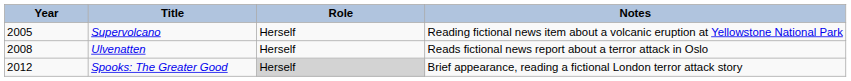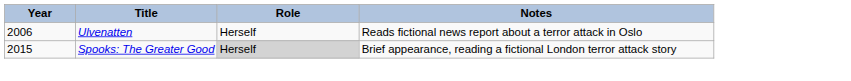- row: (126, 32)
(20, 50) 2008 -> (20, 32) 2006
(20, 68) 2012 -> (20, 50) 2015
